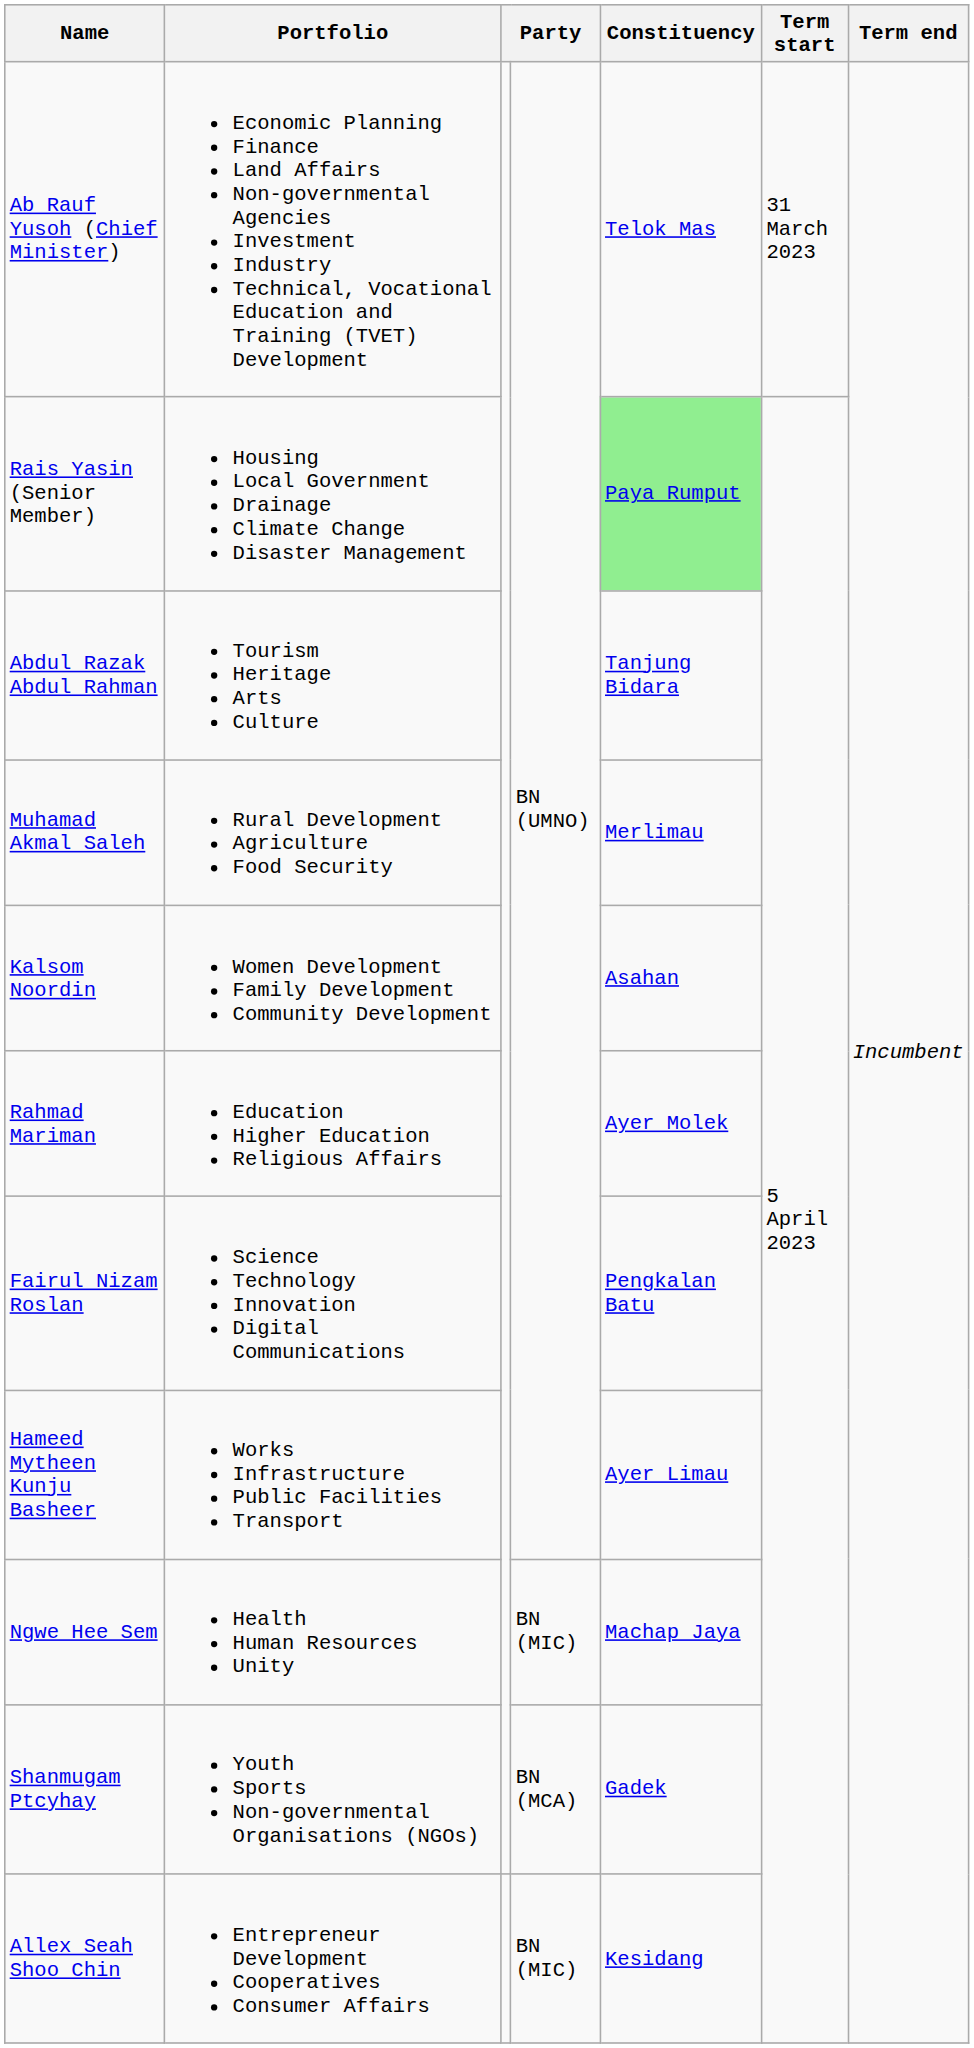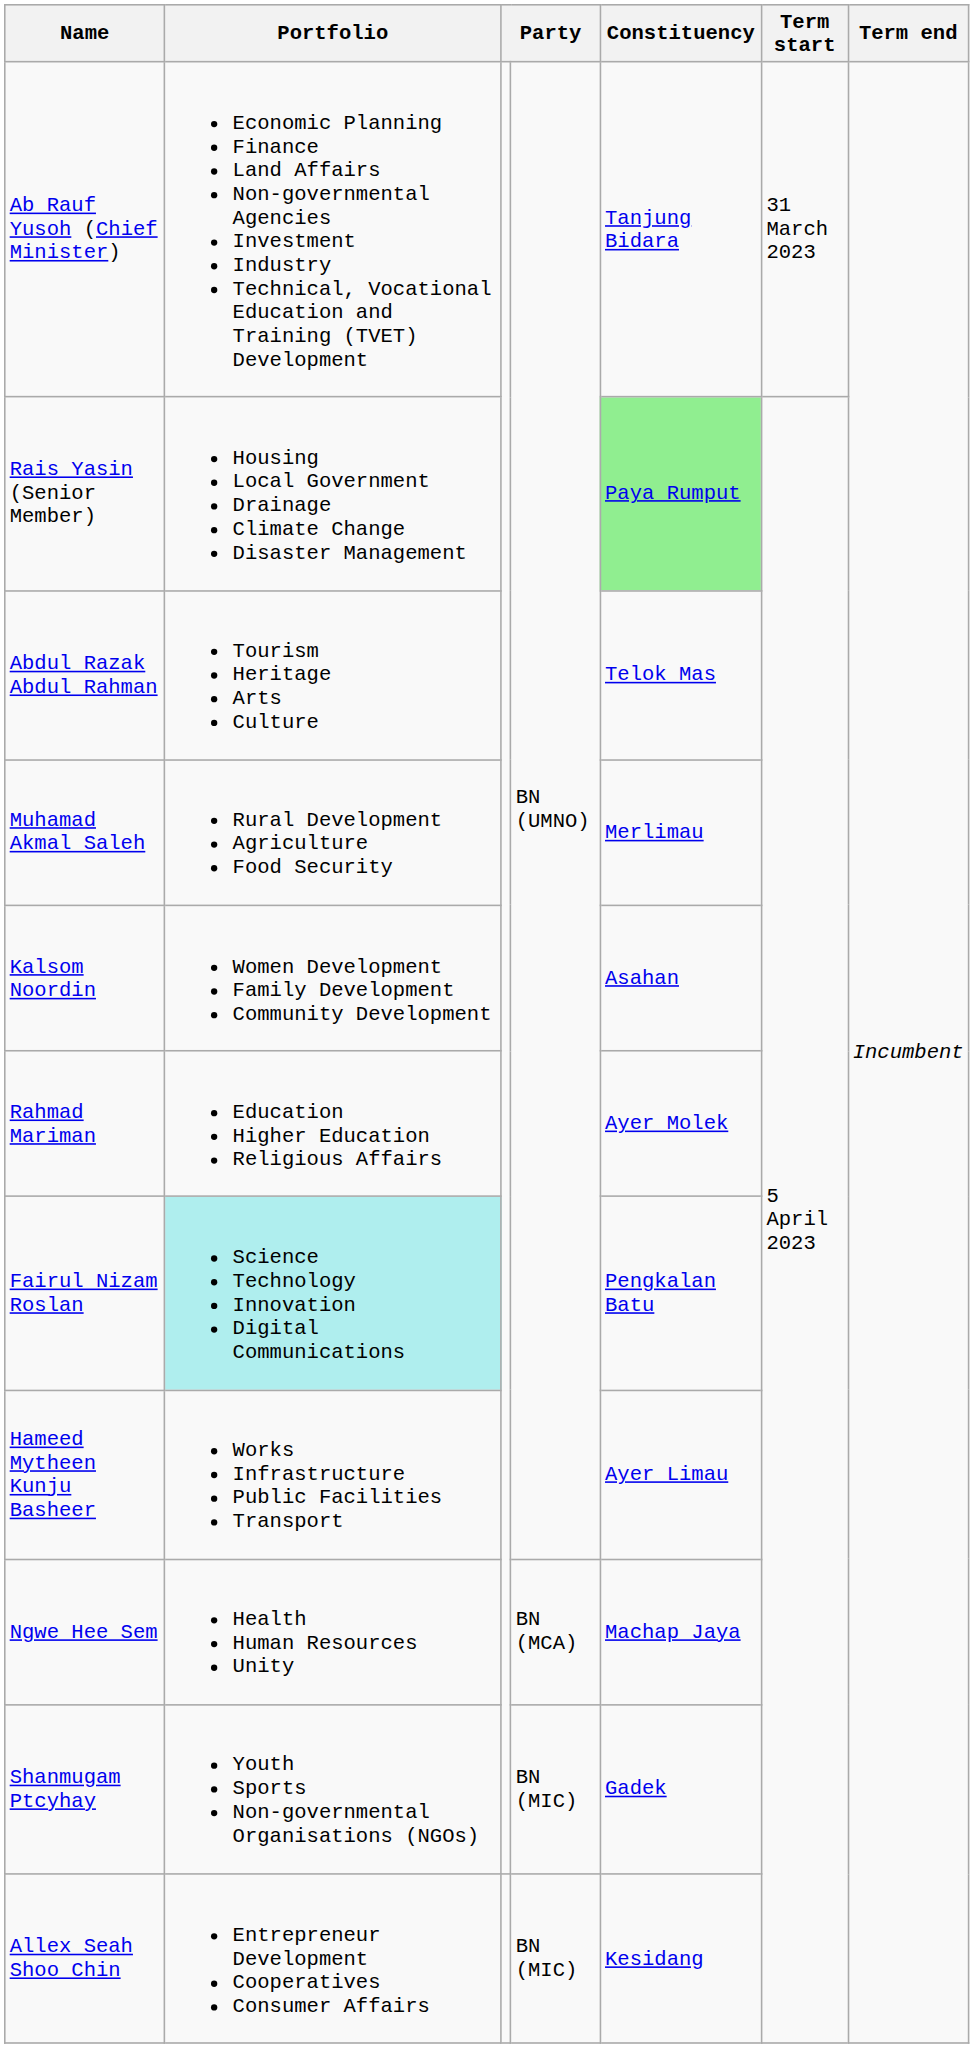(660, 230) Telok Mas -> (648, 230) Tanjung Bidara
(648, 675) Tanjung Bidara -> (660, 675) Telok Mas
(333, 1305) no background -> (333, 1305) paleturquoise background
(547, 1632) BN (MIC) -> (547, 1632) BN (MCA)
(547, 1789) BN (MCA) -> (547, 1789) BN (MIC)
